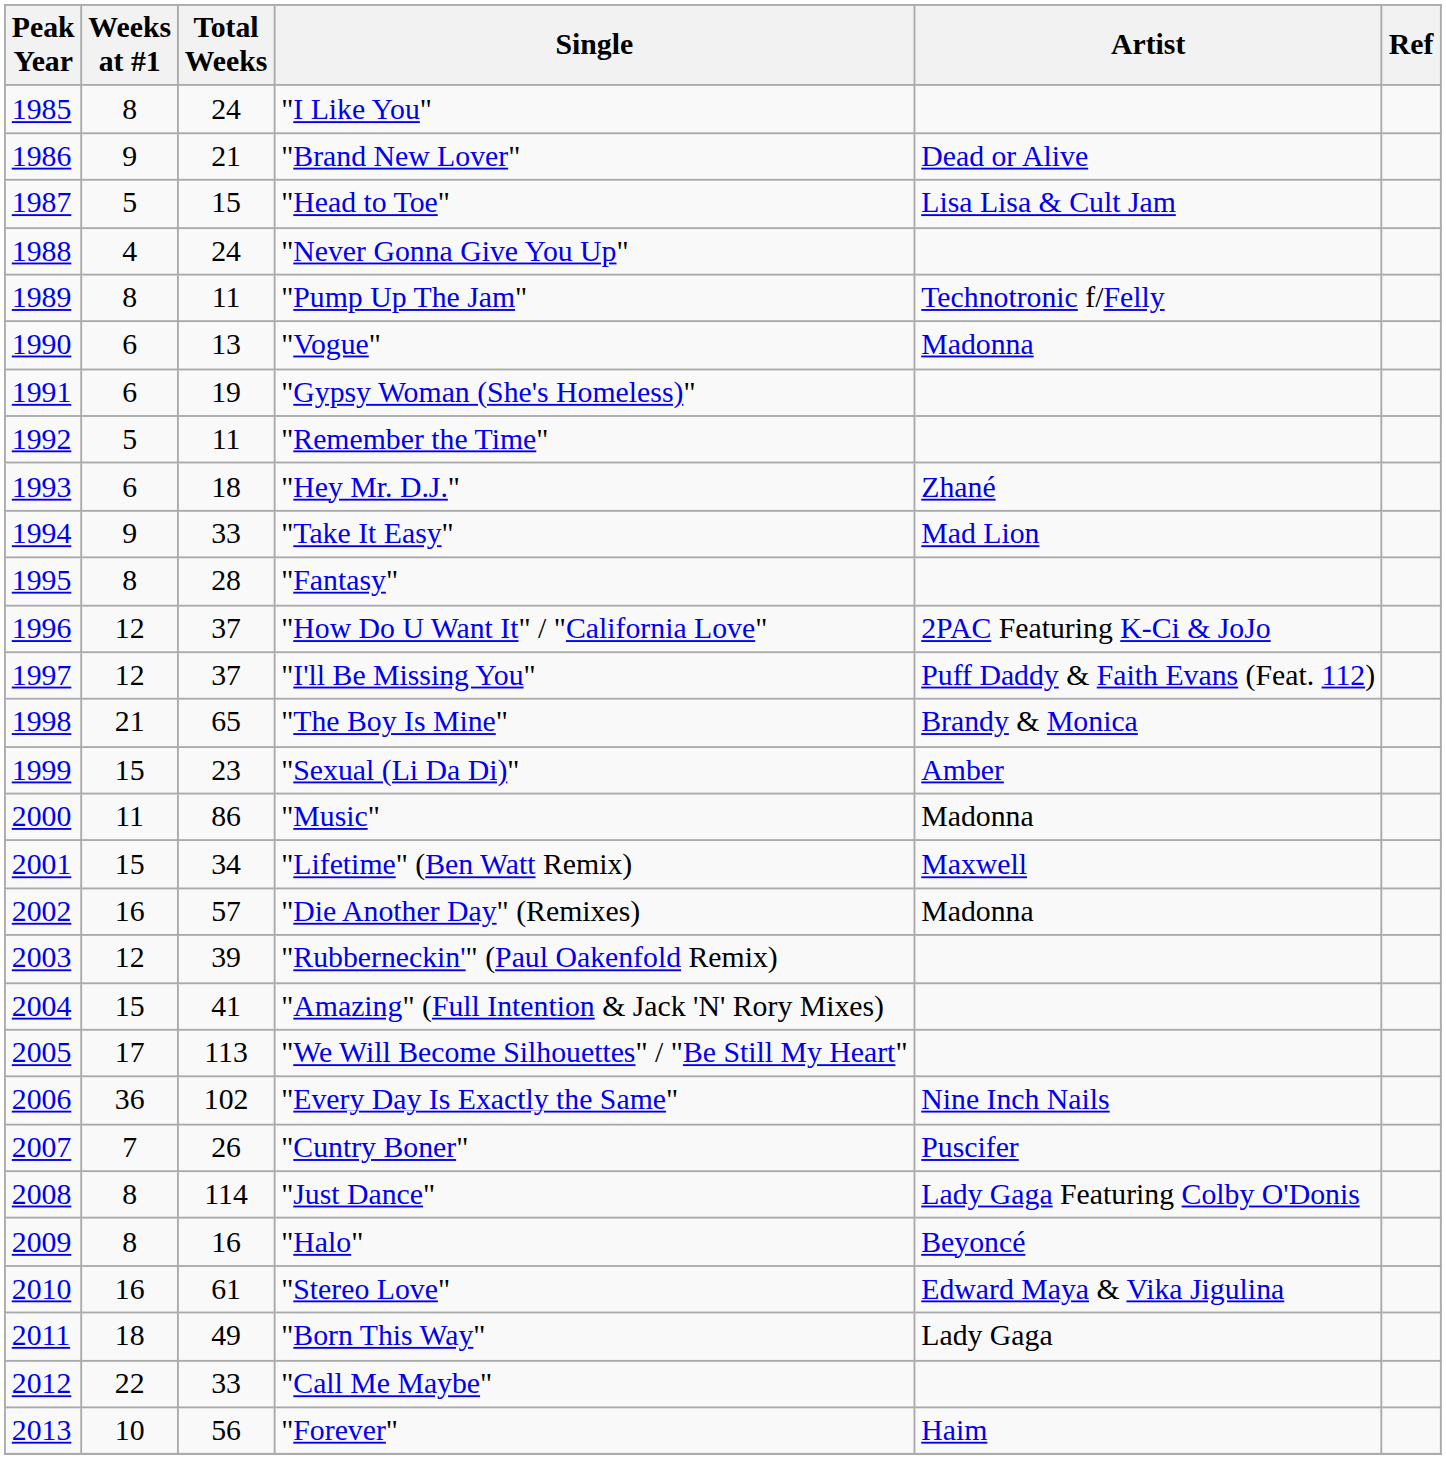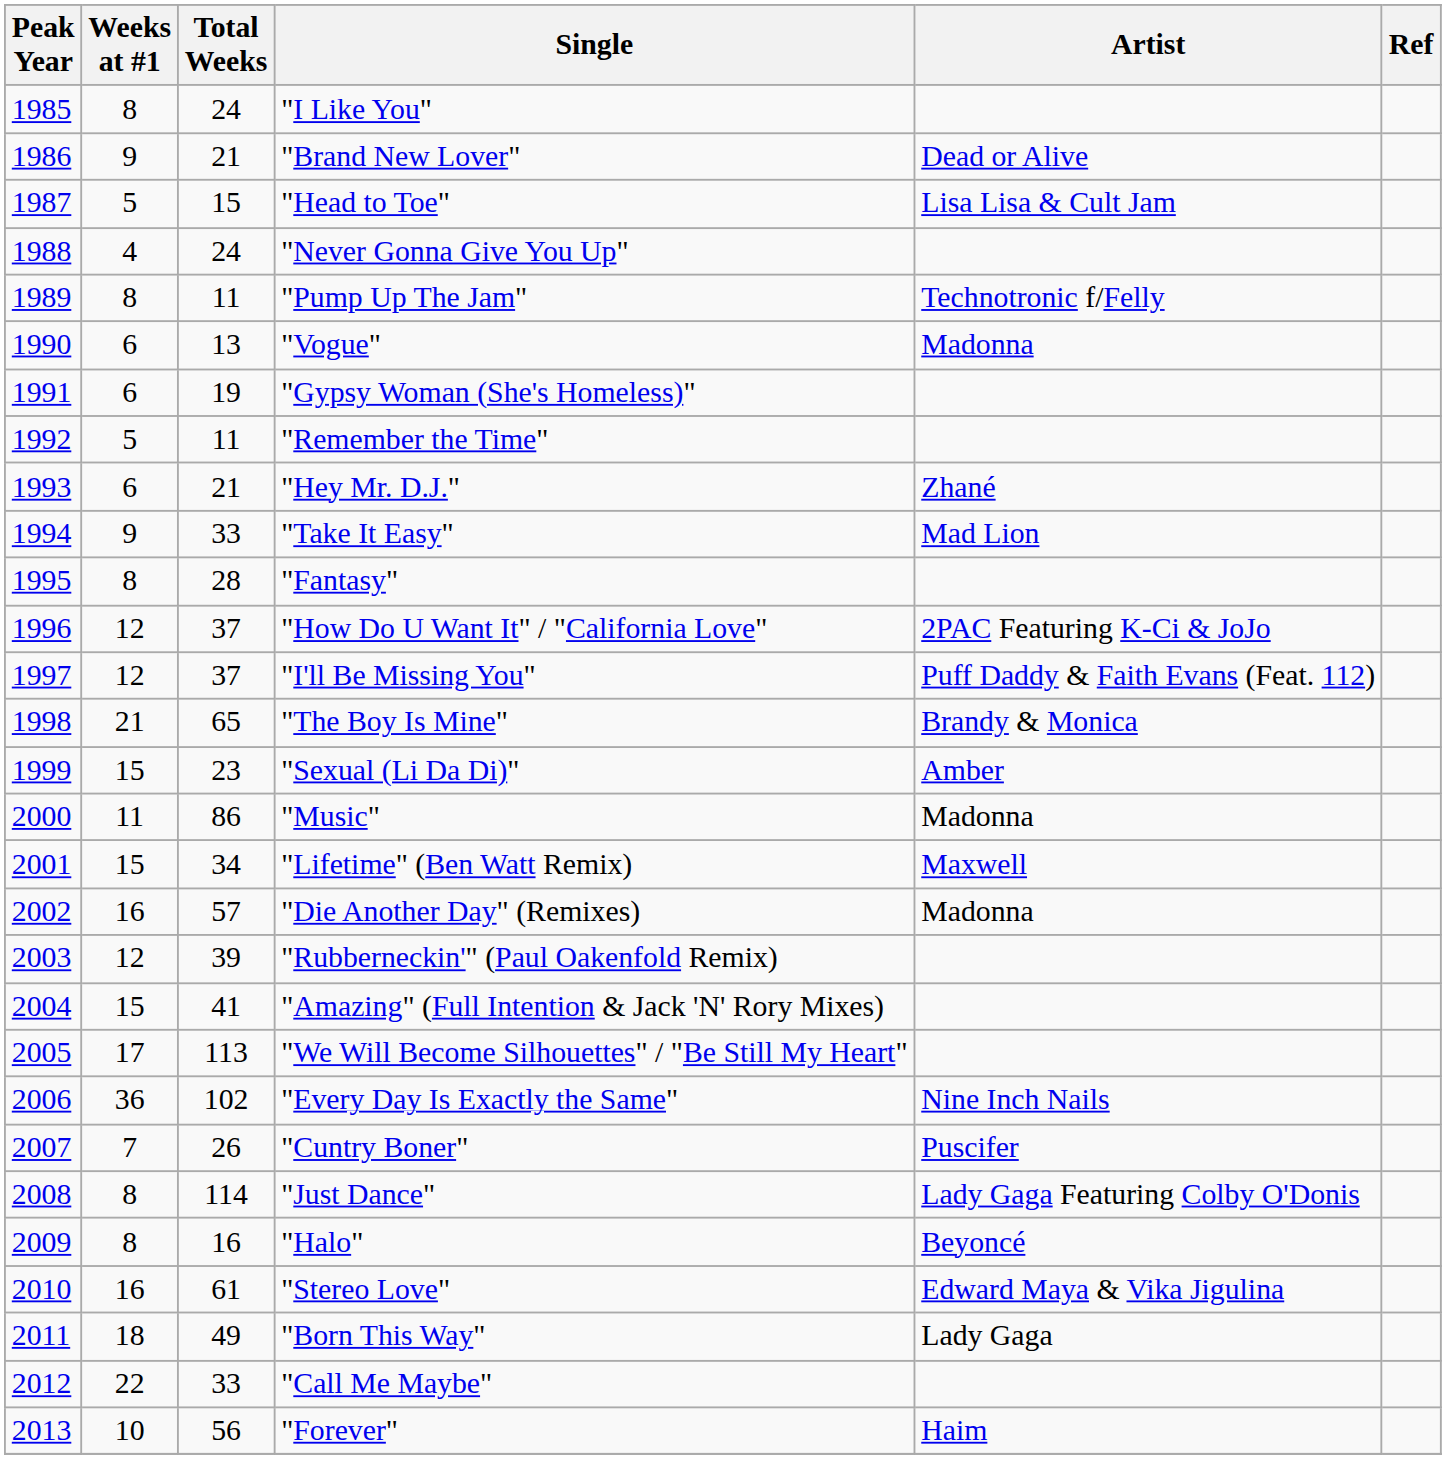(226, 486) 18 -> (226, 486) 21
